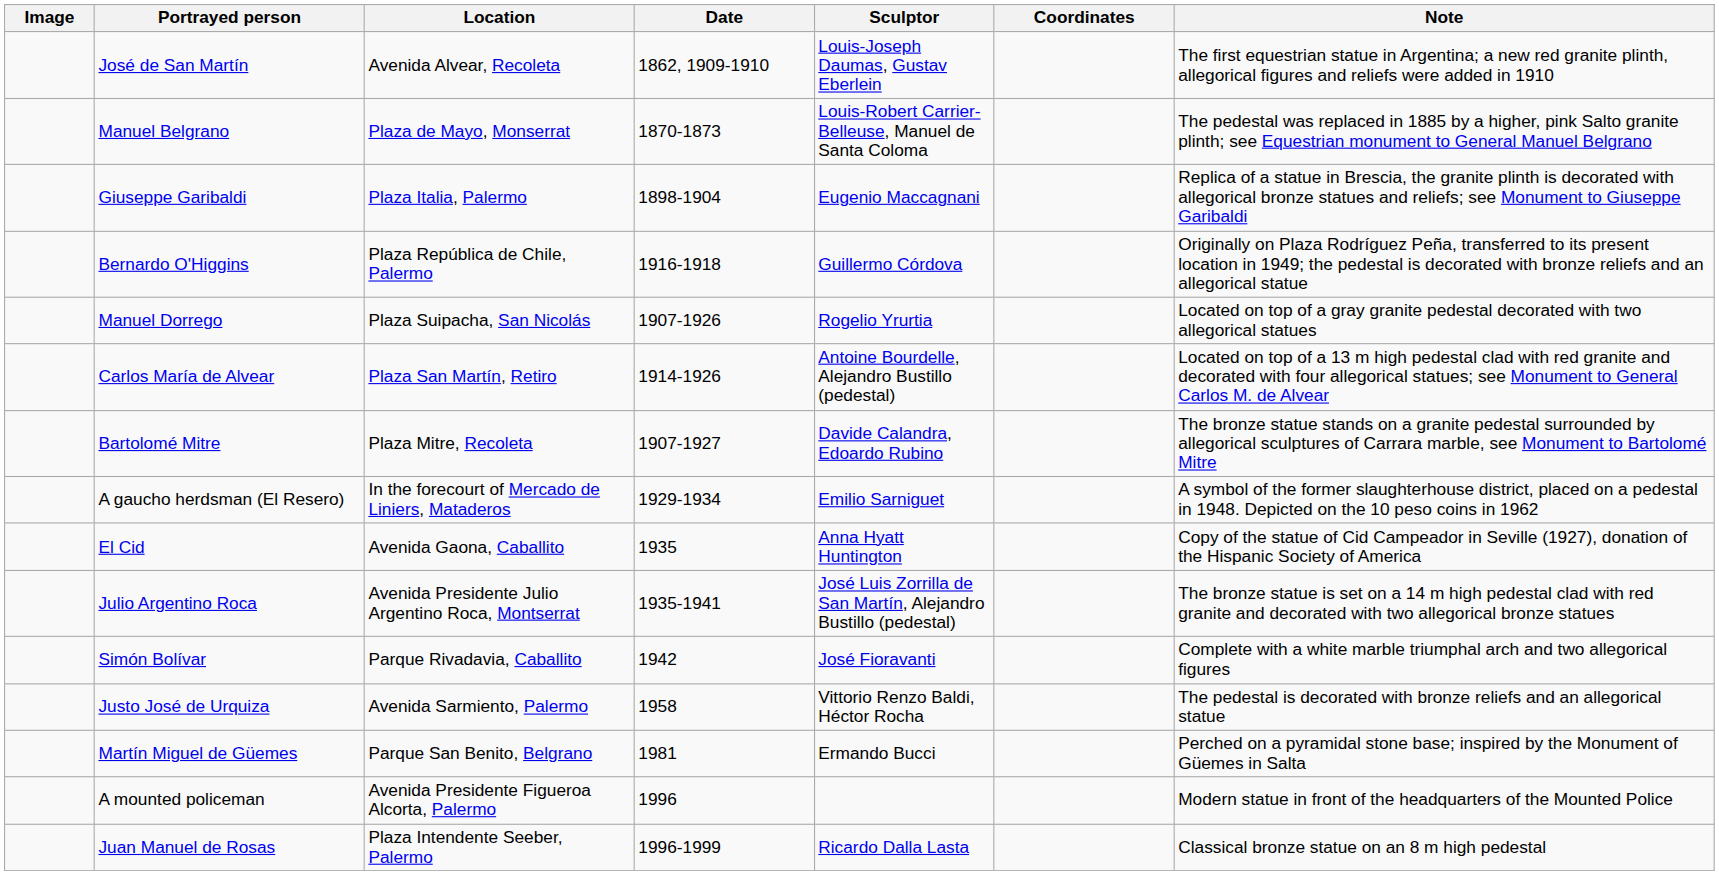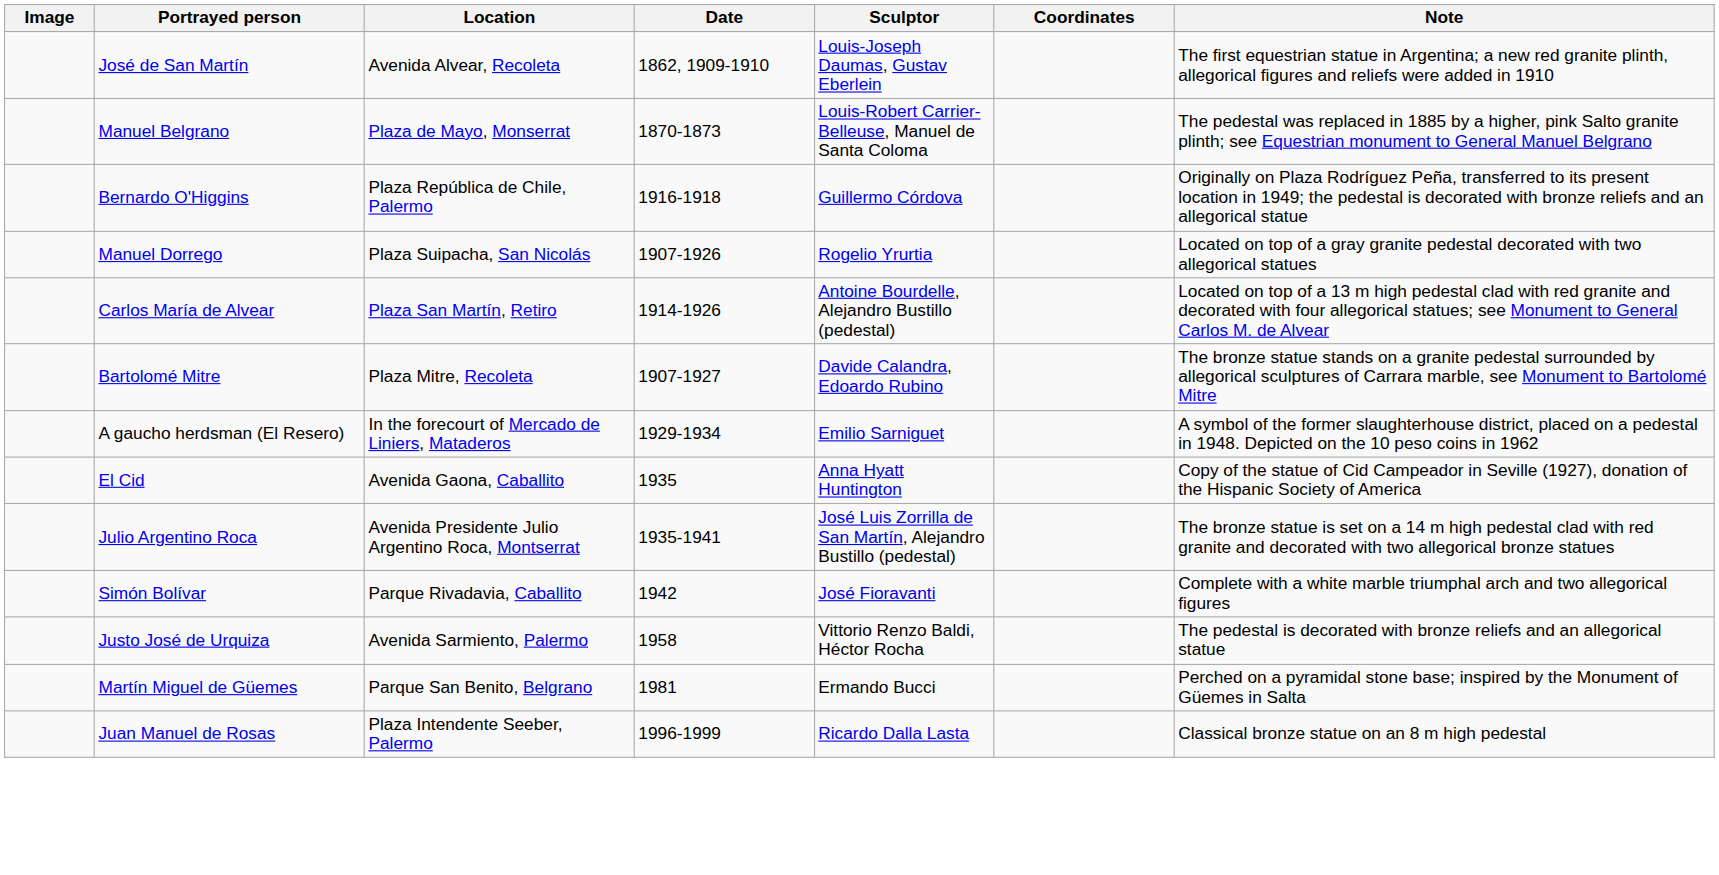- row: (172, 197)
- row: (182, 800)
